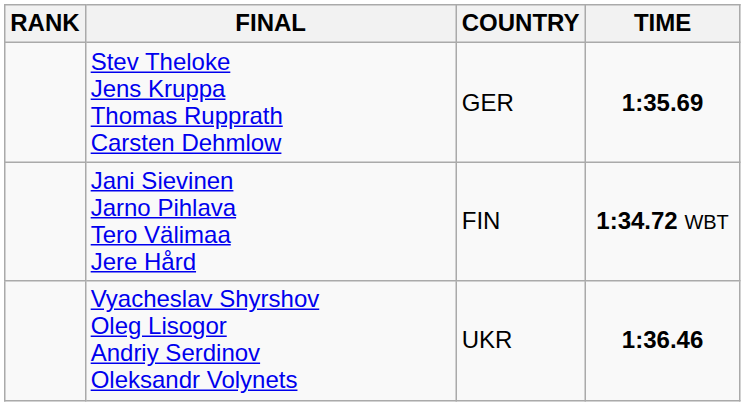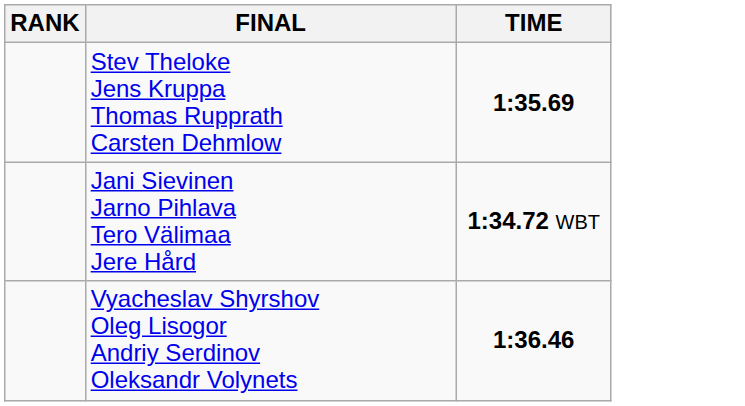- column: (521, 23)
